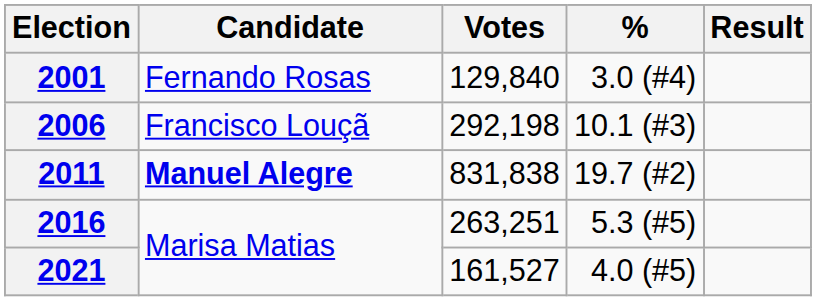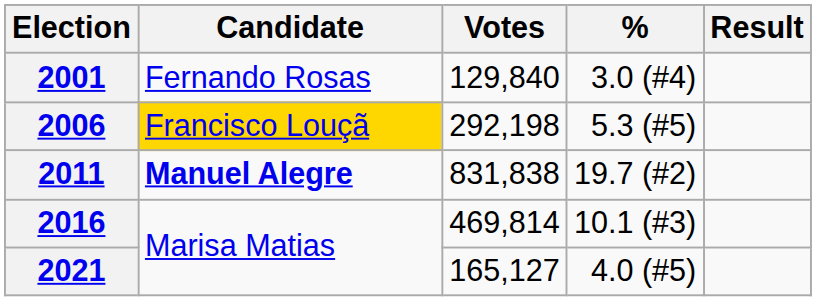(257, 125) no background -> (257, 125) gold background
(635, 125) 10.1 (#3) -> (644, 125) 5.3 (#5)
(505, 222) 263,251 -> (505, 222) 469,814
(644, 222) 5.3 (#5) -> (635, 222) 10.1 (#3)
(505, 271) 161,527 -> (505, 271) 165,127
